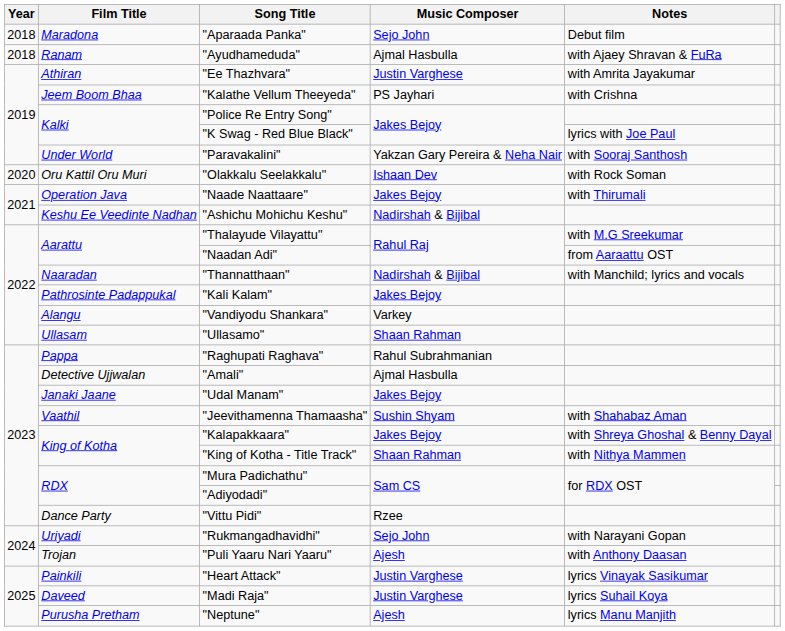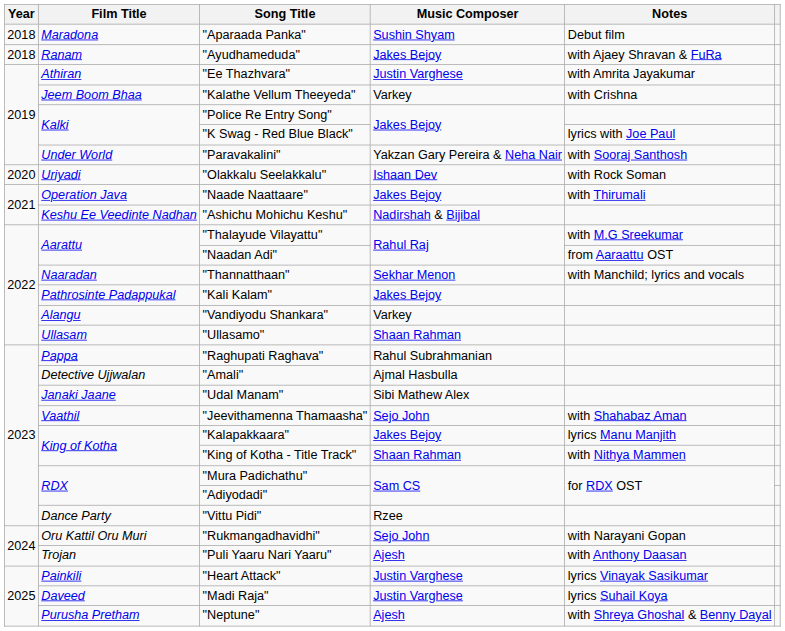(401, 34) Sejo John -> (414, 34) Sushin Shyam
(415, 54) Ajmal Hasbulla -> (407, 54) Jakes Bejoy
(404, 94) PS Jayhari -> (392, 94) Varkey
(94, 174) Oru Kattil Oru Muri -> (61, 174) Uriyadi
(427, 275) Nadirshah & Bijibal -> (414, 275) Sekhar Menon
(407, 395) Jakes Bejoy -> (421, 395) Sibi Mathew Alex
(414, 415) Sushin Shyam -> (401, 415) Sejo John
(670, 435) with Shreya Ghoshal & Benny Dayal -> (622, 435) lyrics Manu Manjith
(61, 535) Uriyadi -> (94, 535) Oru Kattil Oru Muri
(622, 615) lyrics Manu Manjith -> (670, 615) with Shreya Ghoshal & Benny Dayal
